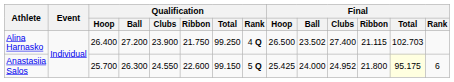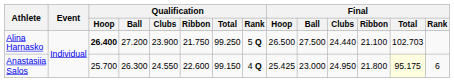(104, 43) normal -> (104, 43) bold
(255, 43) 4 Q -> (255, 43) 5 Q
(312, 43) 23.502 -> (312, 43) 27.500
(343, 43) 27.400 -> (343, 43) 24.440
(374, 43) 21.115 -> (374, 43) 21.100
(255, 66) 5 Q -> (255, 66) 4 Q
(312, 66) 24.000 -> (312, 66) 23.000
(343, 66) 24.952 -> (343, 66) 24.950
